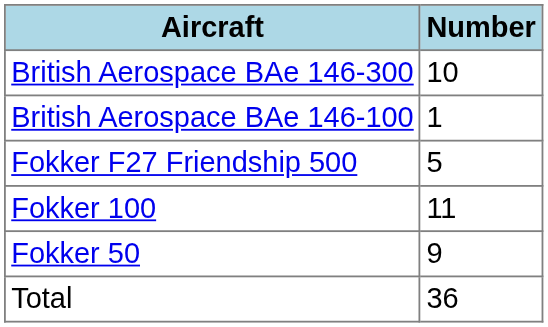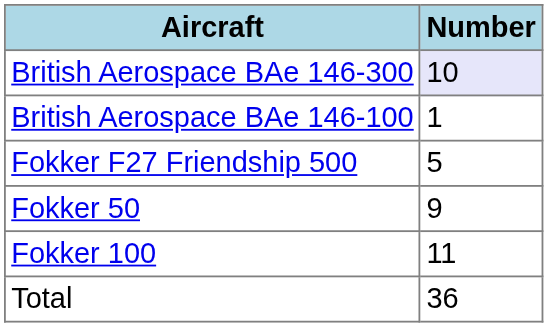(442, 72) no background -> (442, 72) lavender background
rows swapped: (76, 253) <-> (84, 208)
